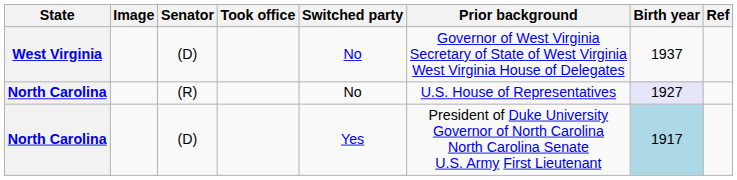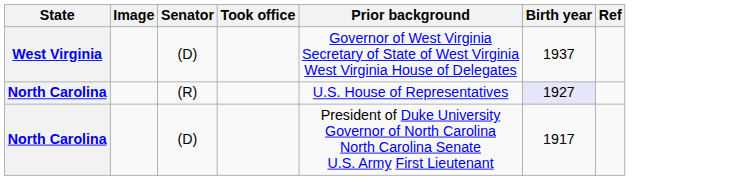- column: (353, 15)
(667, 139) lightblue background -> (559, 139) no background
